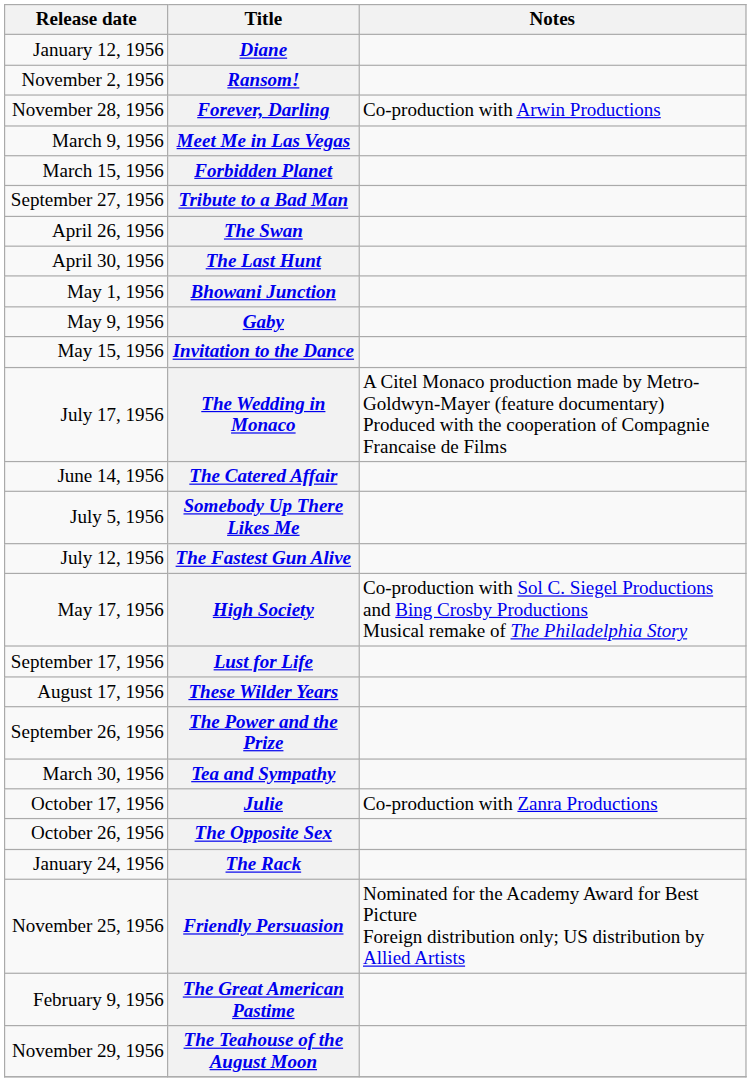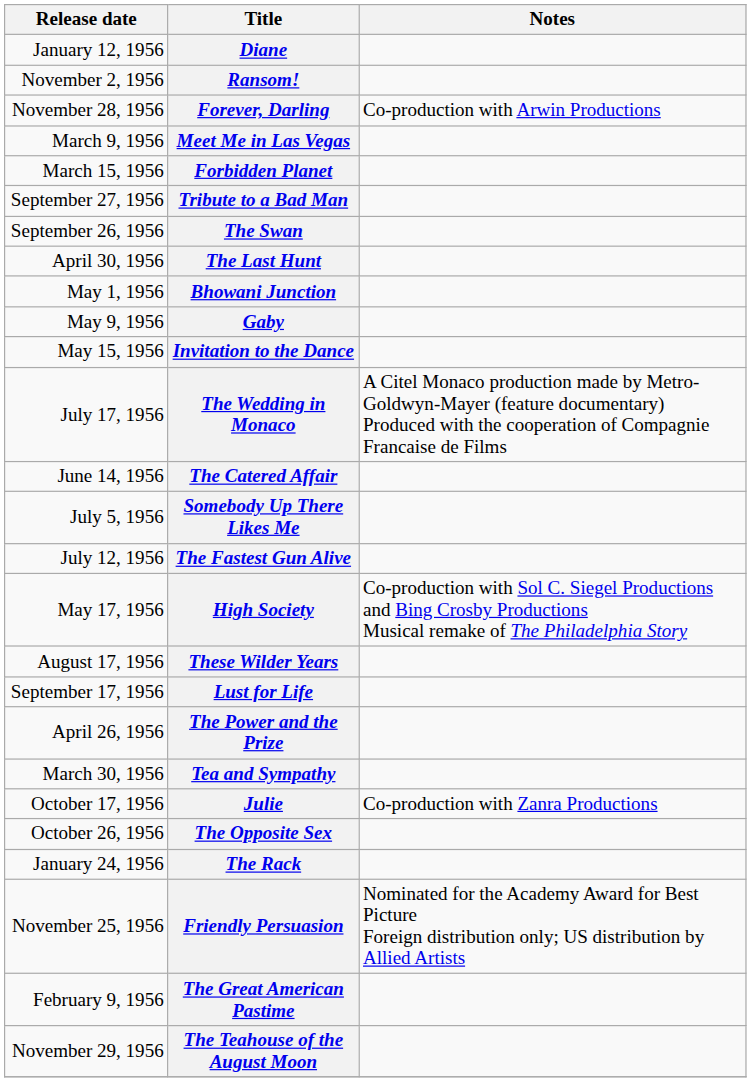(108, 230) April 26, 1956 -> (87, 230) September 26, 1956
rows swapped: (263, 691) <-> (263, 661)
(87, 732) September 26, 1956 -> (108, 732) April 26, 1956
